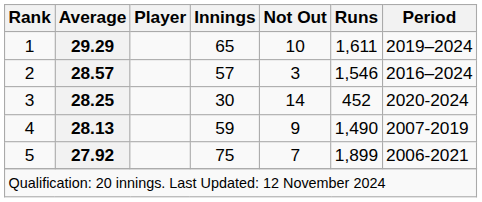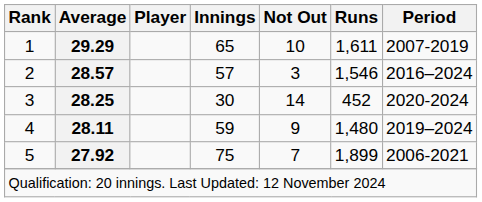(429, 45) 2019–2024 -> (427, 45) 2007-2019
(93, 127) 28.13 -> (93, 127) 28.11
(356, 127) 1,490 -> (356, 127) 1,480
(427, 127) 2007-2019 -> (429, 127) 2019–2024
